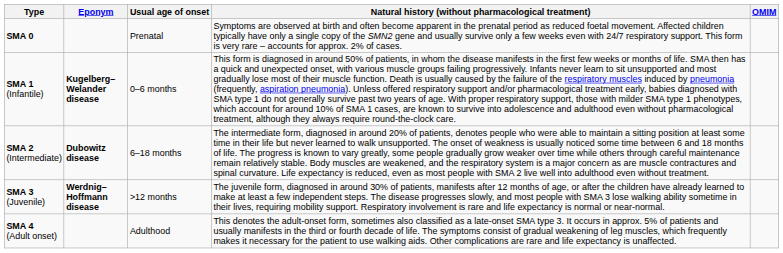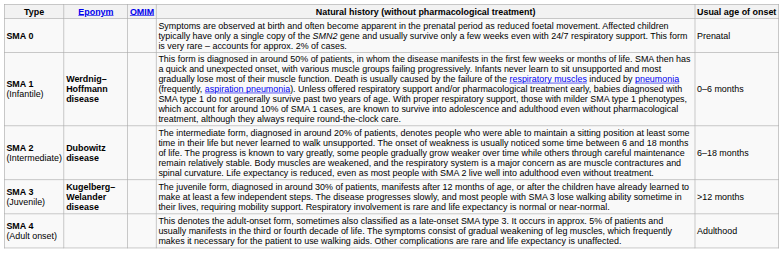columns swapped: (170, 12) <-> (764, 12)
(91, 90) Kugelberg–Welander disease -> (87, 90) Werdnig–Hoffmann disease
(87, 197) Werdnig–Hoffmann disease -> (91, 197) Kugelberg–Welander disease
